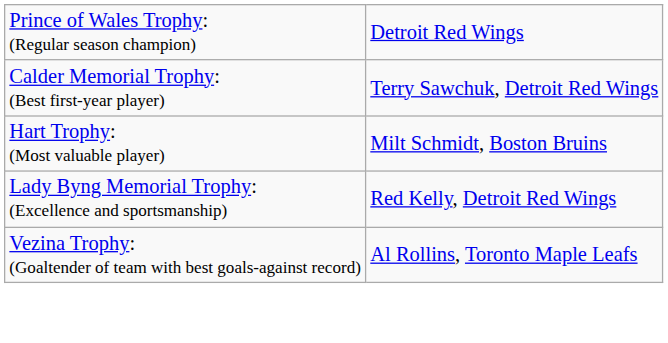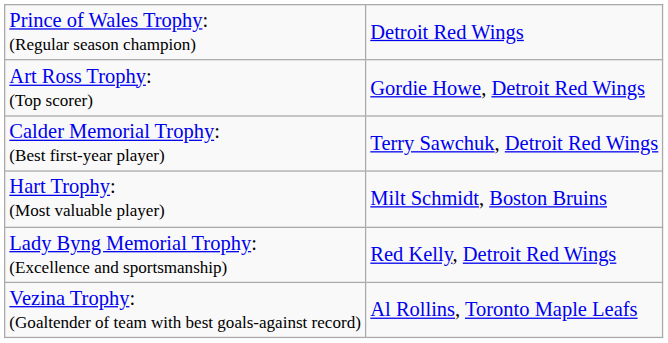+ row: (80, 87)
